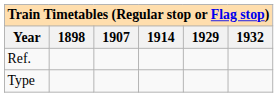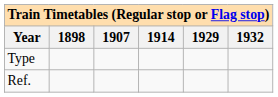rows swapped: (19, 59) <-> (21, 80)
